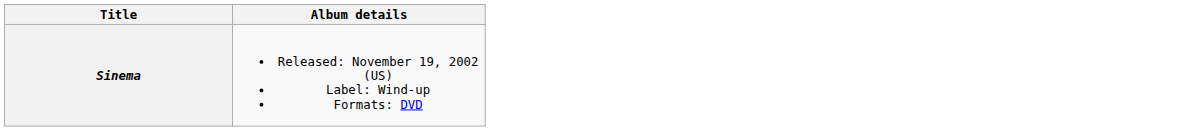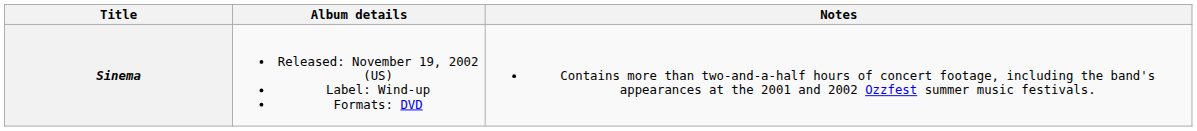+ column: (839, 15)
